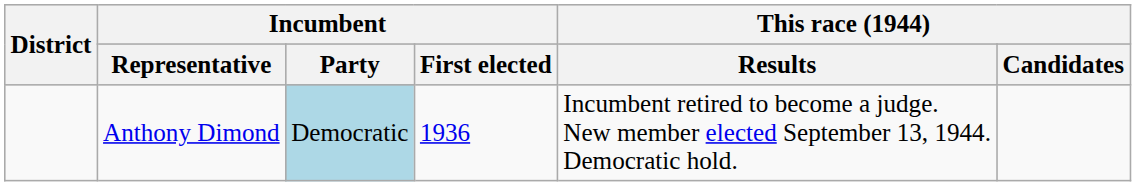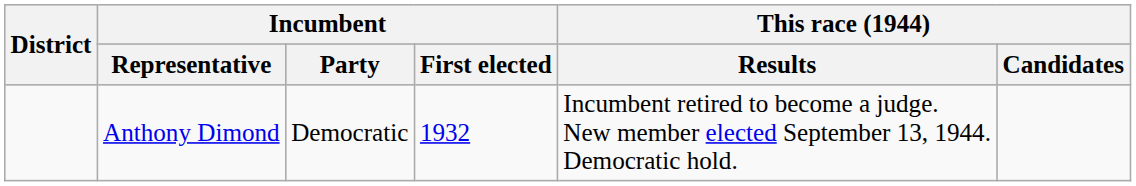(350, 132) lightblue background -> (350, 132) no background
(445, 132) 1936 -> (445, 132) 1932
